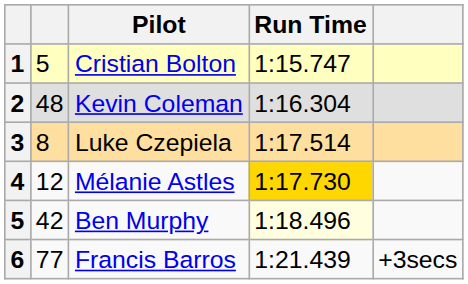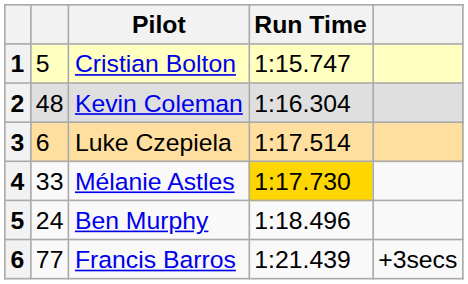(43, 142) 8 -> (43, 142) 6
(50, 182) 12 -> (50, 182) 33
(50, 221) 42 -> (50, 221) 24
(303, 221) lightyellow background -> (303, 221) no background
